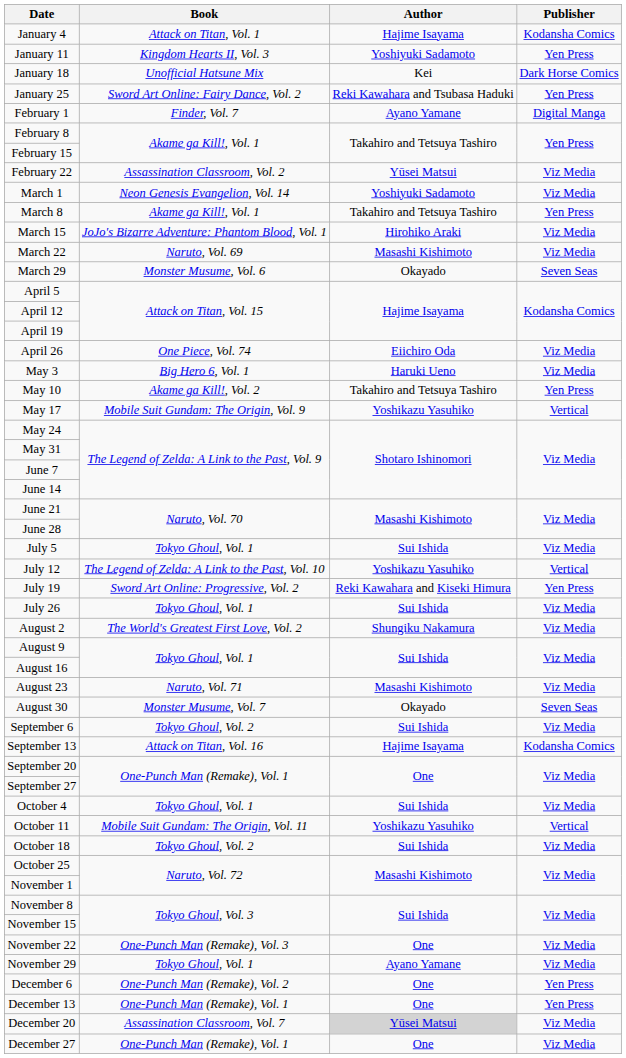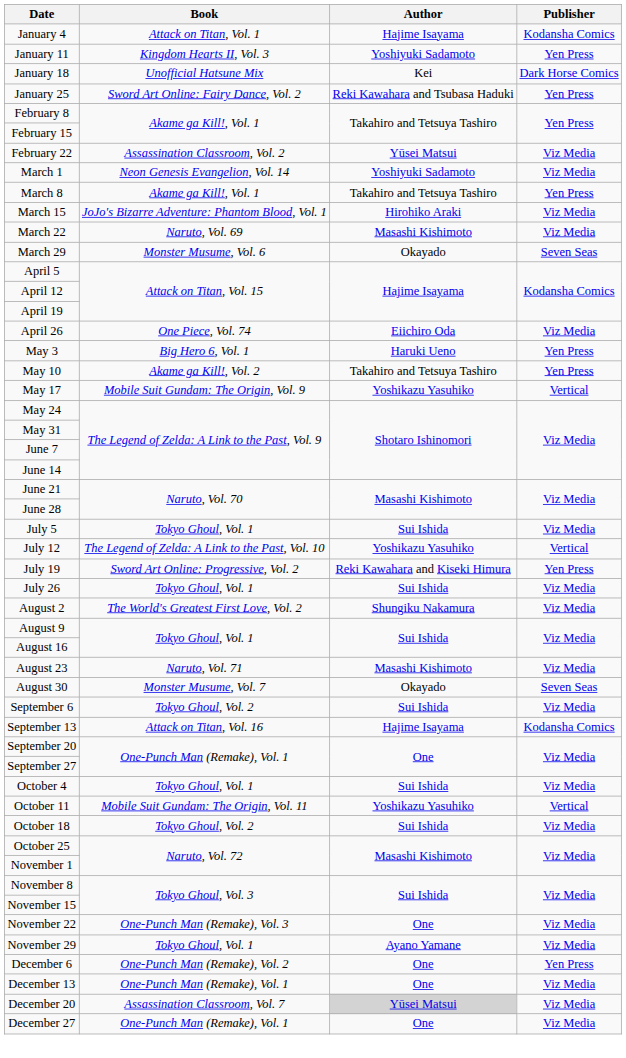- row: (42, 113)
(569, 370) Viz Media -> (569, 350) Yen Press
(569, 1004) Yen Press -> (569, 984) Viz Media
